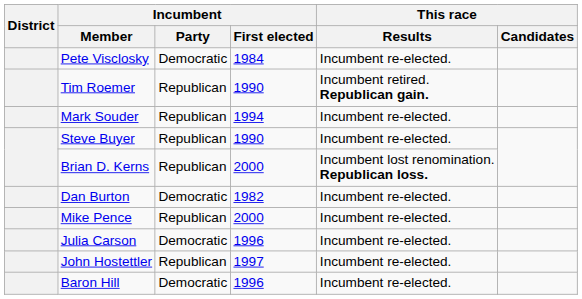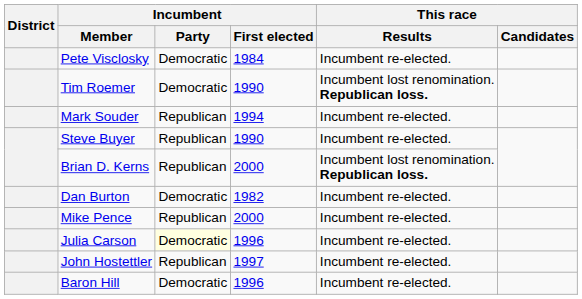(192, 87) Republican -> (193, 87) Democratic
(375, 87) Incumbent retired. Republican gain. -> (407, 87) Incumbent lost renomination. Republican loss.
(193, 240) no background -> (193, 240) lightyellow background
